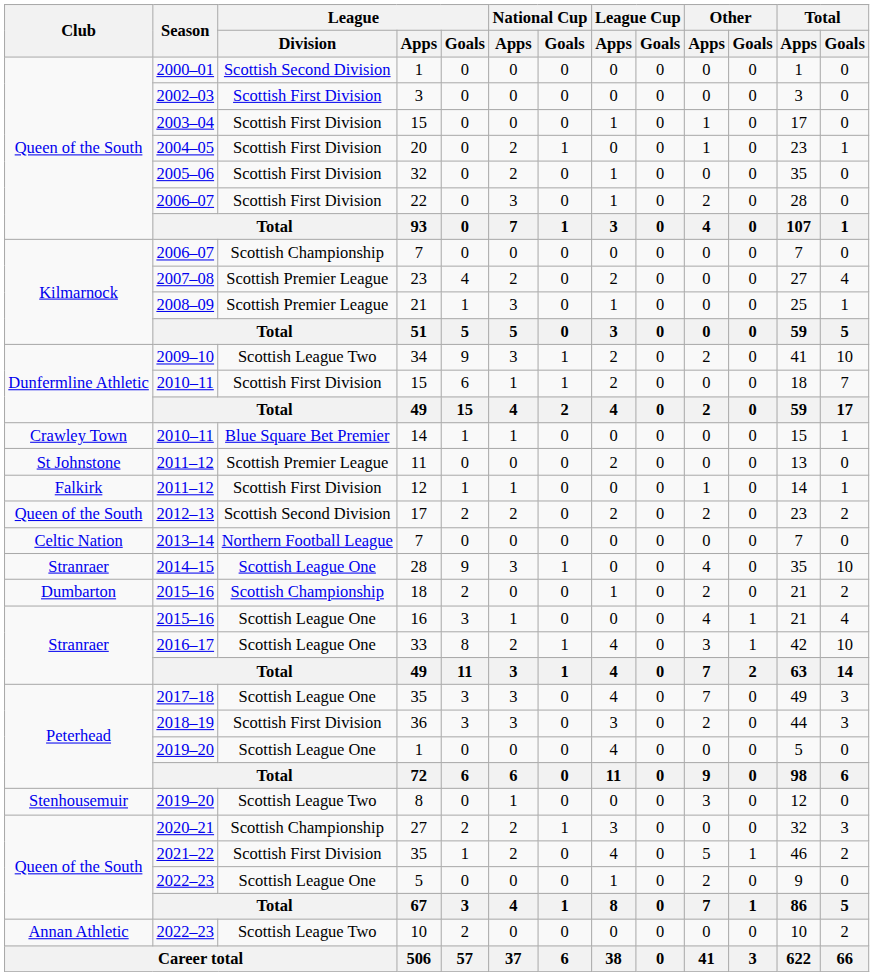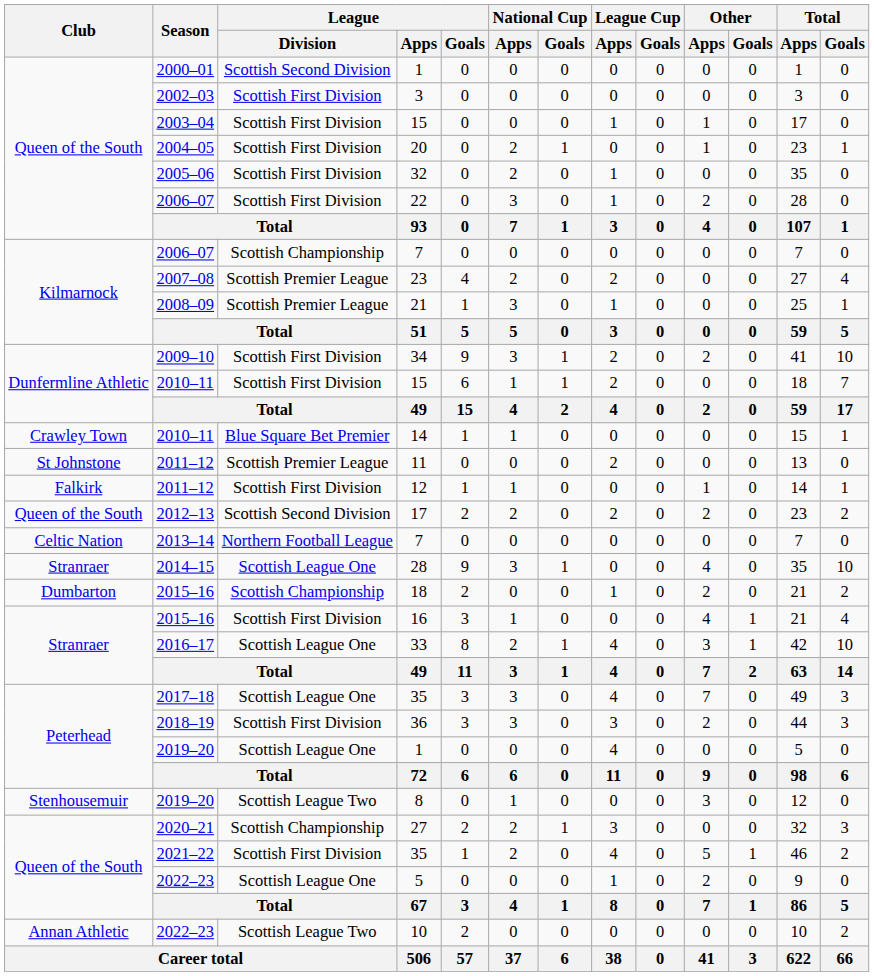(307, 357) Scottish League Two -> (307, 357) Scottish First Division
(307, 618) Scottish League One -> (307, 618) Scottish First Division
